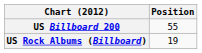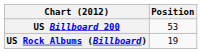(173, 26) 55 -> (173, 26) 53
